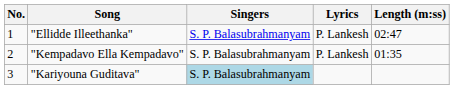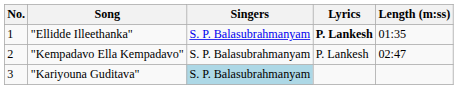(342, 34) normal -> (344, 34) bold
(388, 34) 02:47 -> (392, 34) 01:35
(388, 54) 01:35 -> (392, 54) 02:47
